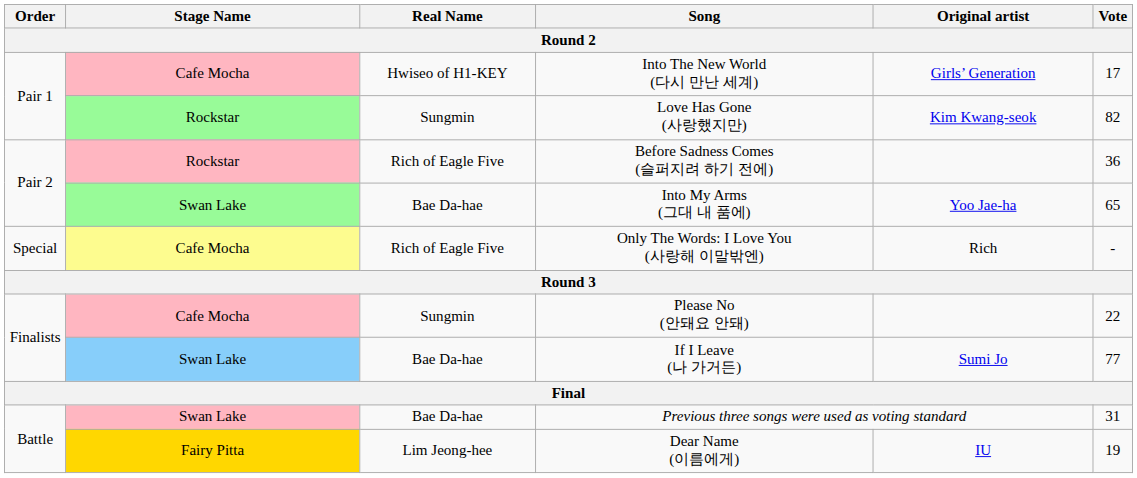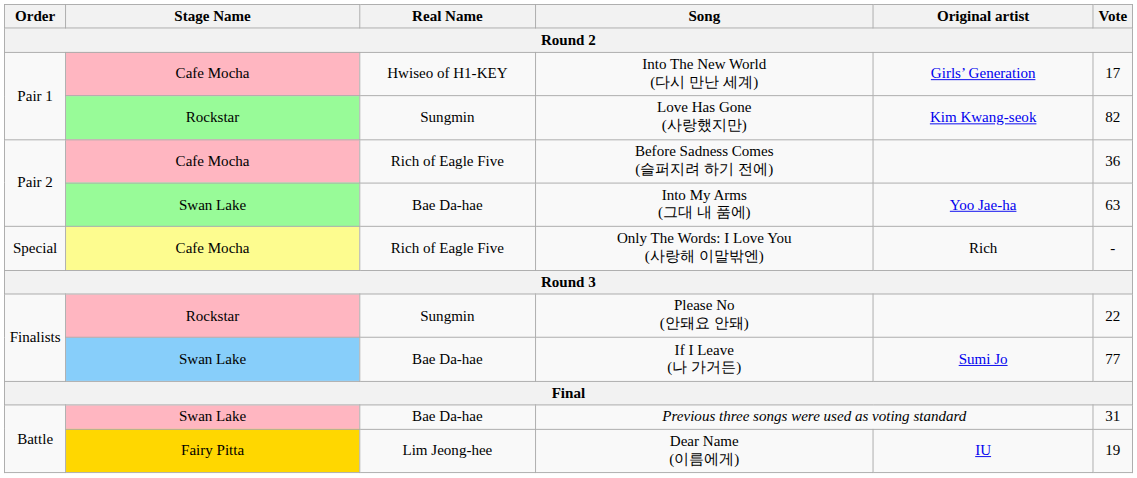(213, 161) Rockstar -> (213, 161) Cafe Mocha
(1113, 204) 65 -> (1113, 204) 63
(213, 315) Cafe Mocha -> (213, 315) Rockstar
